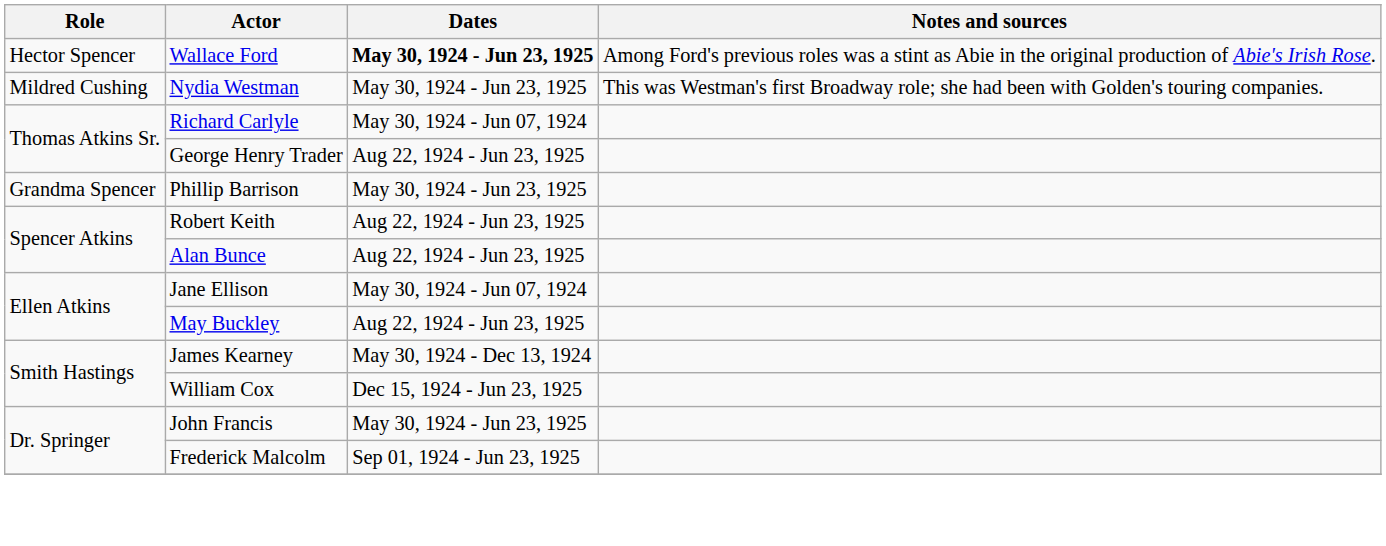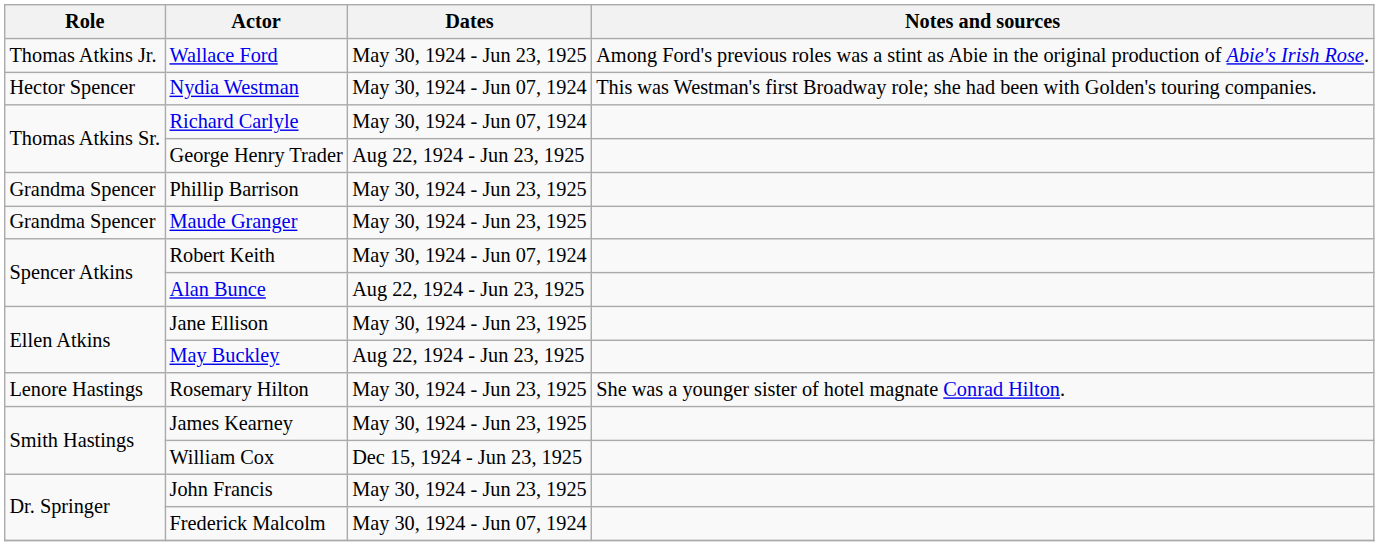(72, 55) Hector Spencer -> (83, 55) Thomas Atkins Jr.
(473, 55) bold -> (469, 55) normal
(79, 88) Mildred Cushing -> (72, 88) Hector Spencer
(469, 88) May 30, 1924 - Jun 23, 1925 -> (469, 88) May 30, 1924 - Jun 07, 1924
+ row: (233, 222)
(468, 222) Aug 22, 1924 - Jun 23, 1925 -> (469, 256) May 30, 1924 - Jun 07, 1924
(469, 289) May 30, 1924 - Jun 07, 1924 -> (469, 323) May 30, 1924 - Jun 23, 1925
+ row: (239, 389)
(472, 356) May 30, 1924 - Dec 13, 1924 -> (469, 423) May 30, 1924 - Jun 23, 1925
(466, 456) Sep 01, 1924 - Jun 23, 1925 -> (469, 523) May 30, 1924 - Jun 07, 1924
